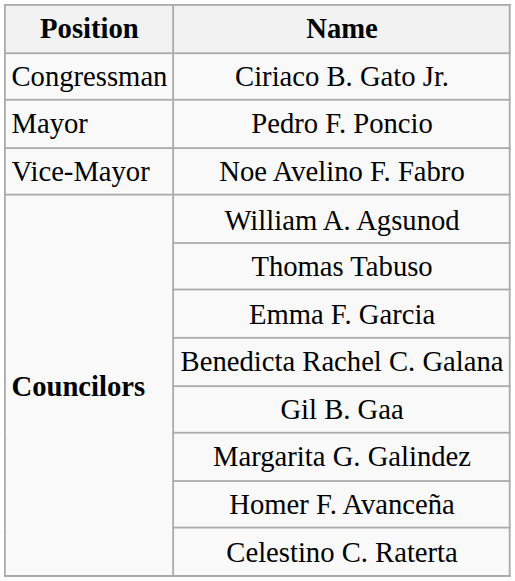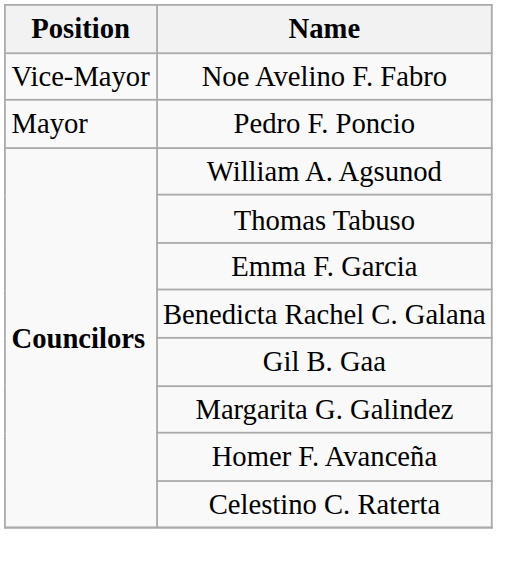- row: (342, 76)
rows swapped: (342, 124) <-> (342, 171)
